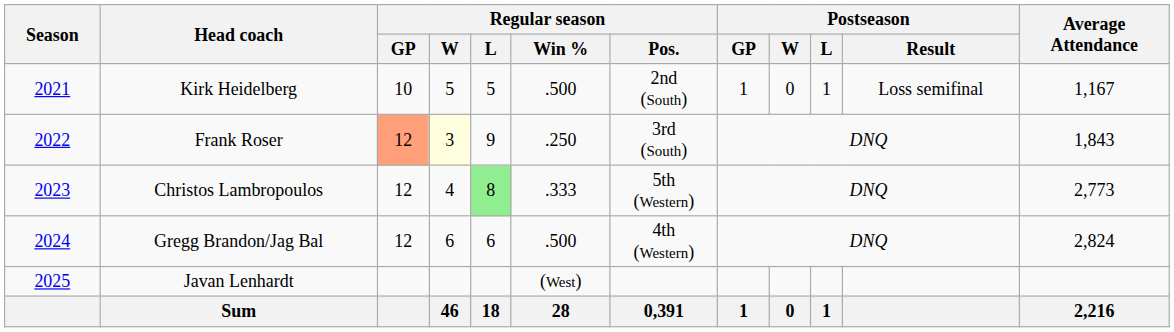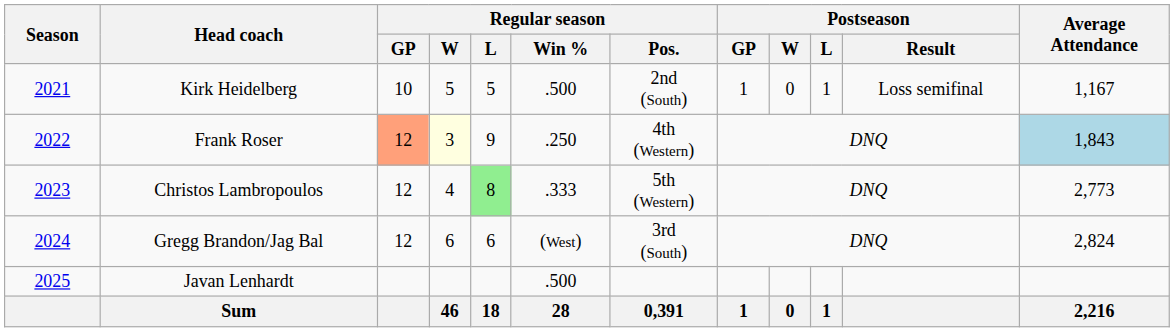(664, 140) 3rd (South) -> (664, 140) 4th (Western)
(1094, 140) no background -> (1094, 140) lightblue background
(561, 241) .500 -> (561, 241) (West)
(664, 241) 4th (Western) -> (664, 241) 3rd (South)
(561, 281) (West) -> (561, 281) .500
